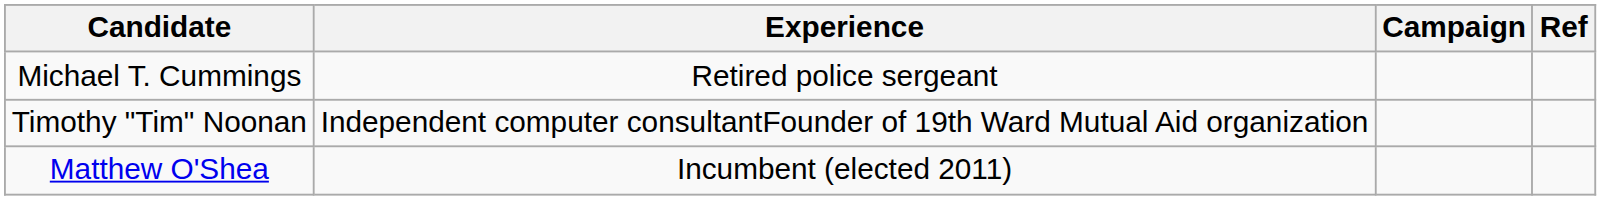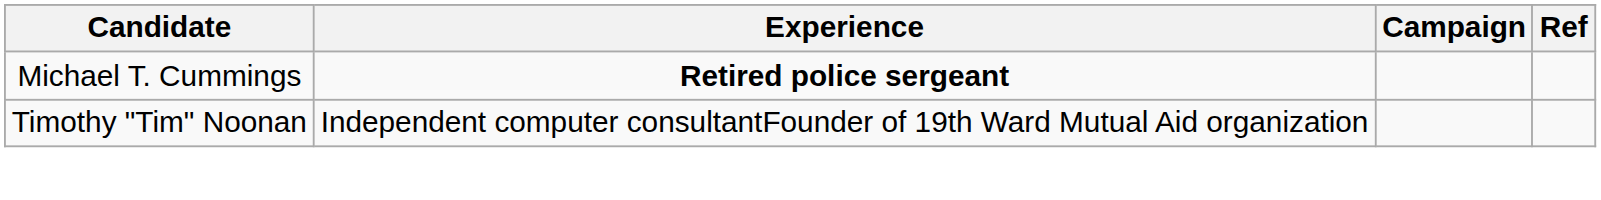(845, 75) normal -> (845, 75) bold
- row: (159, 169)
